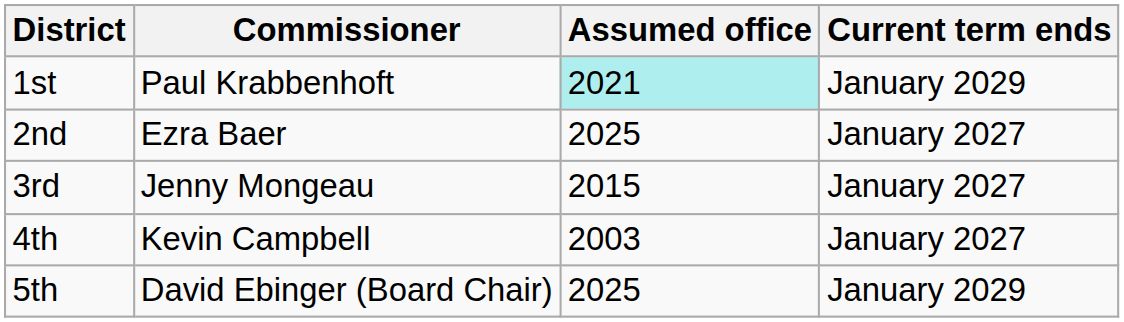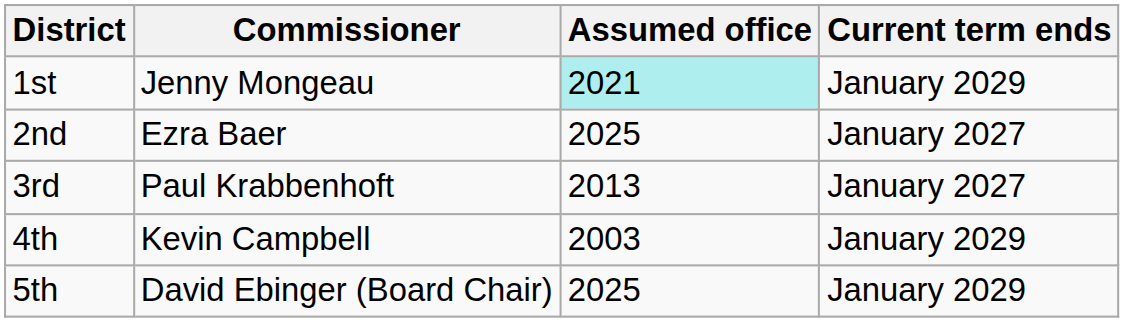(267, 82) Paul Krabbenhoft -> (257, 82) Jenny Mongeau
(257, 186) Jenny Mongeau -> (267, 186) Paul Krabbenhoft
(604, 186) 2015 -> (604, 186) 2013
(927, 238) January 2027 -> (927, 238) January 2029
